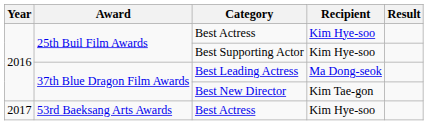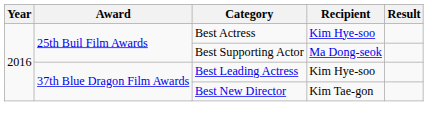(342, 52) Kim Hye-soo -> (346, 52) Ma Dong-seok
(346, 71) Ma Dong-seok -> (342, 71) Kim Hye-soo
- row: (105, 110)
